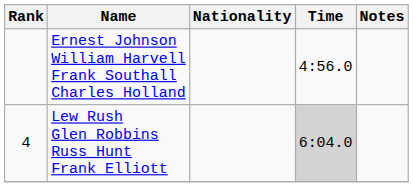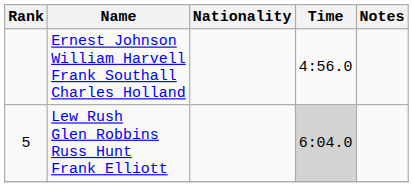(26, 143) 4 -> (26, 143) 5
